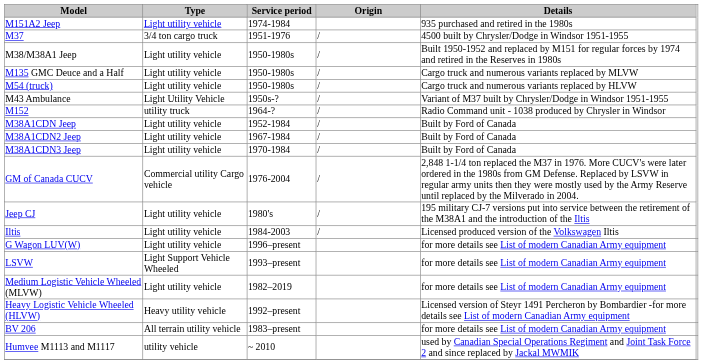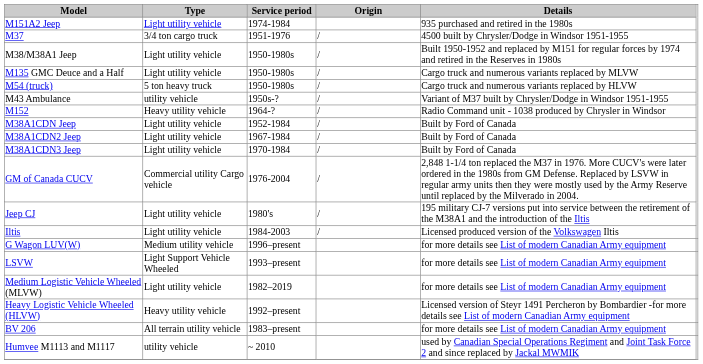(183, 85) Light utility vehicle -> (178, 85) 5 ton heavy truck
(184, 98) Light Utility Vehicle -> (171, 98) utility vehicle
(167, 111) utility truck -> (185, 111) Heavy utility vehicle
(183, 245) Light utility vehicle -> (189, 245) Medium utility vehicle
